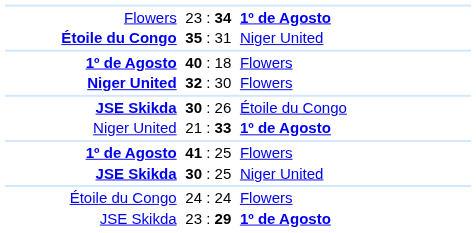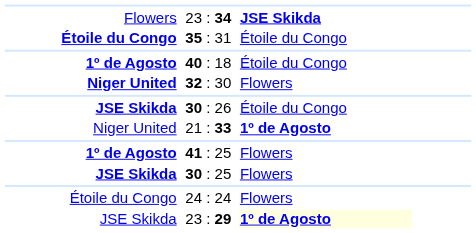(285, 17) 1º de Agosto -> (280, 17) JSE Skikda
(282, 38) Niger United -> (293, 38) Étoile du Congo
(266, 62) Flowers -> (293, 62) Étoile du Congo
(282, 173) Niger United -> (266, 173) Flowers
(285, 218) no background -> (285, 218) lightyellow background
